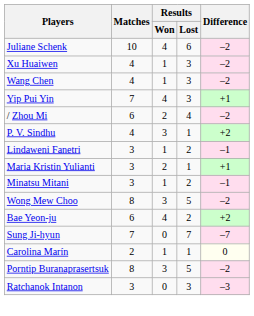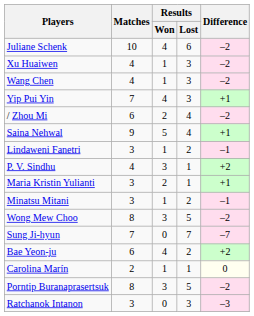+ row: (35, 132)
rows swapped: (31, 132) <-> (44, 149)
rows swapped: (32, 218) <-> (33, 235)
